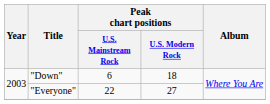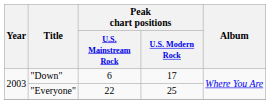(172, 76) 18 -> (172, 76) 17
(172, 91) 27 -> (172, 91) 25
